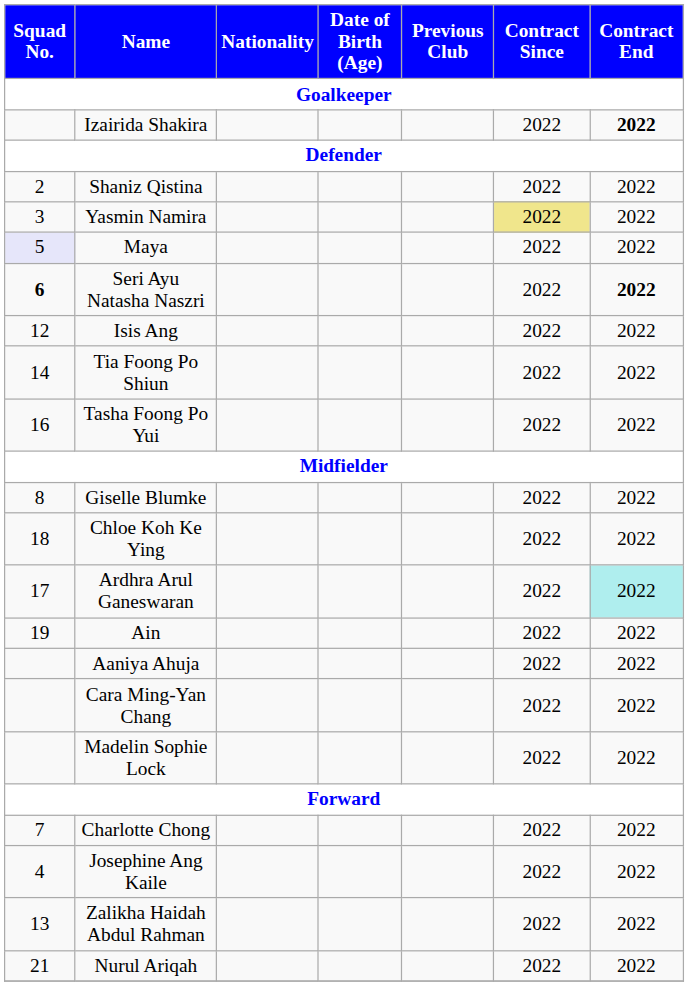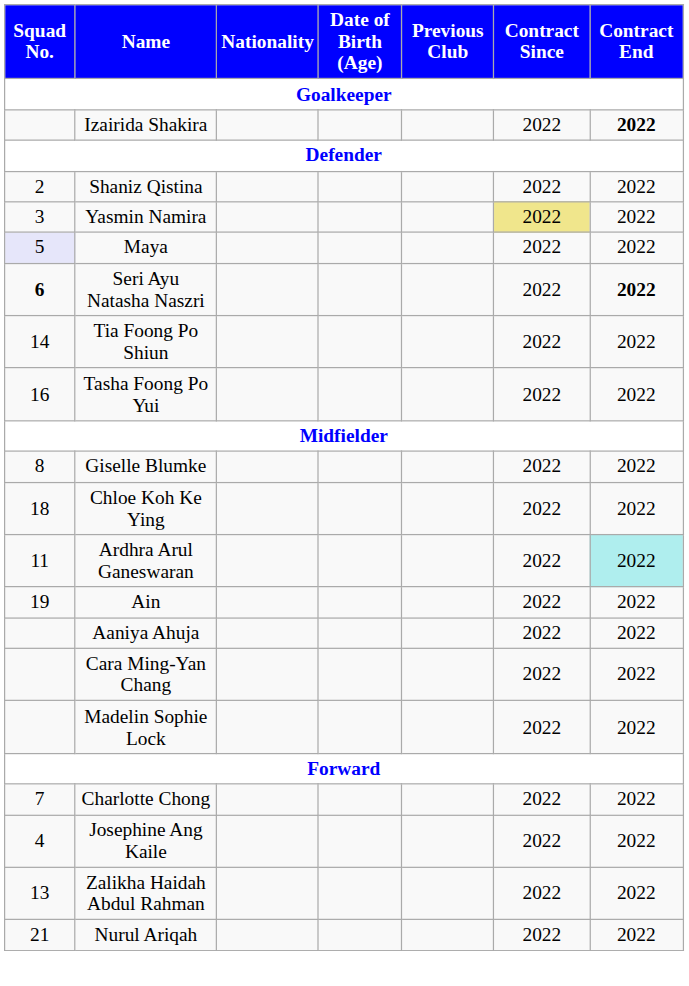- row: (146, 330)
(40, 591) 17 -> (40, 560) 11
